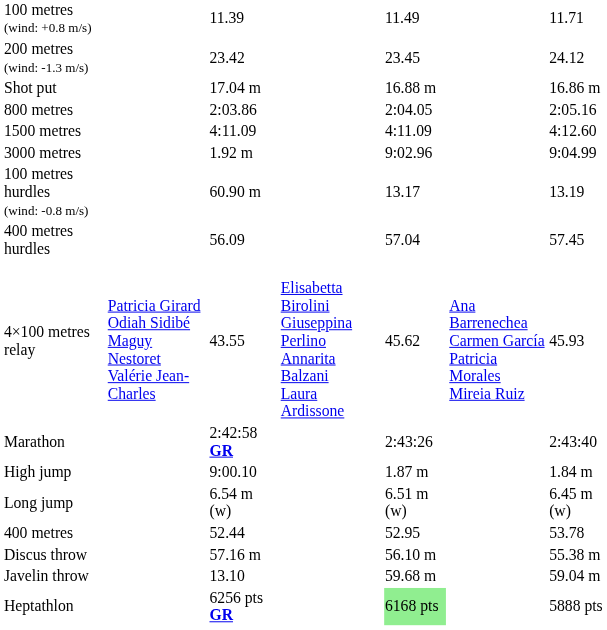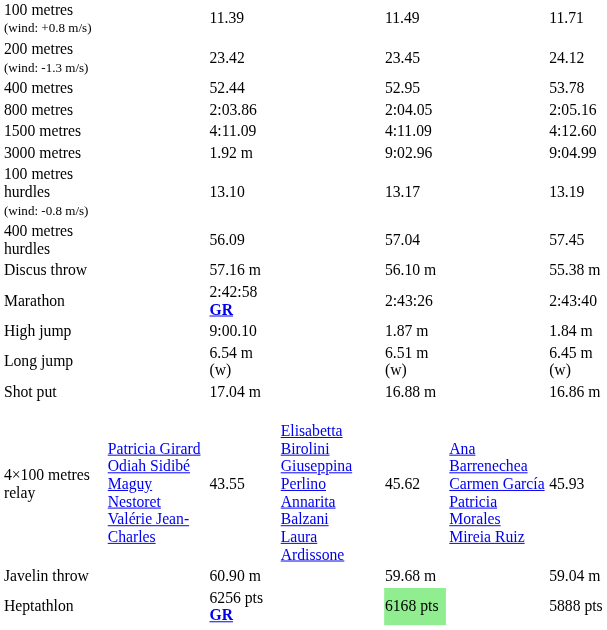rows swapped: (39, 533) <-> (30, 88)
(235, 192) 60.90 m -> (227, 192) 13.10
rows swapped: (47, 341) <-> (46, 554)
(227, 576) 13.10 -> (235, 576) 60.90 m
